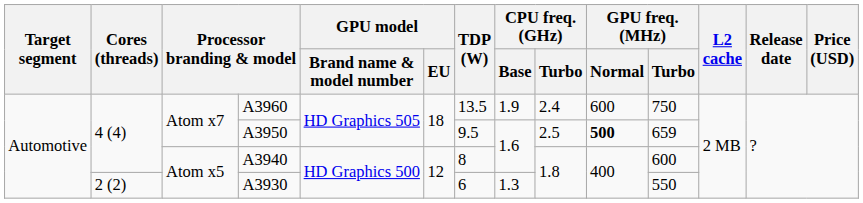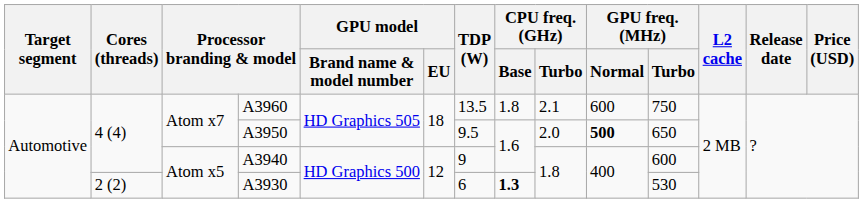(509, 106) 1.9 -> (509, 106) 1.8
(549, 106) 2.4 -> (549, 106) 2.1
(549, 133) 2.5 -> (549, 133) 2.0
(664, 133) 659 -> (664, 133) 650
(462, 159) 8 -> (462, 159) 9
(509, 185) normal -> (509, 185) bold
(664, 185) 550 -> (664, 185) 530
